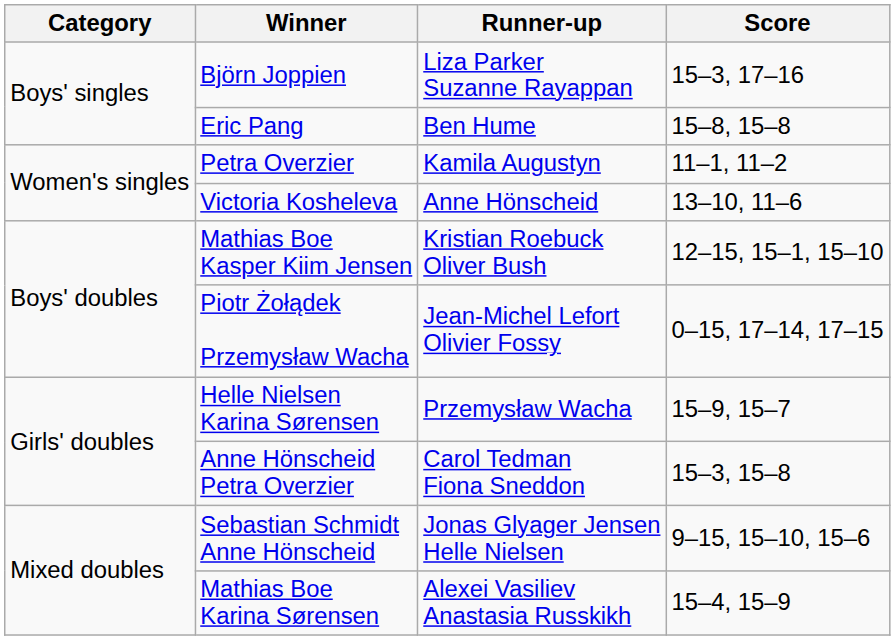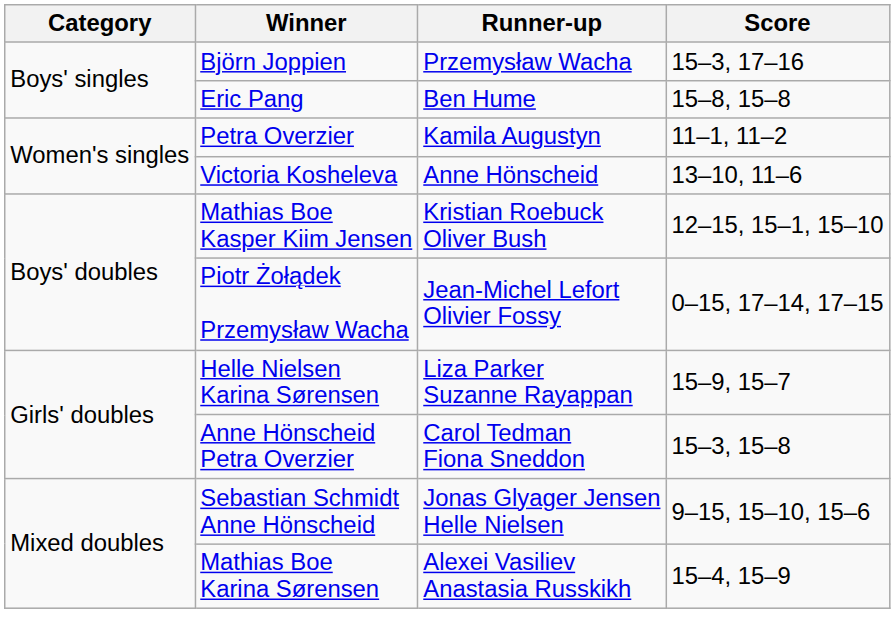(528, 74) Liza Parker Suzanne Rayappan -> (527, 61) Przemysław Wacha
(527, 408) Przemysław Wacha -> (528, 381) Liza Parker Suzanne Rayappan
